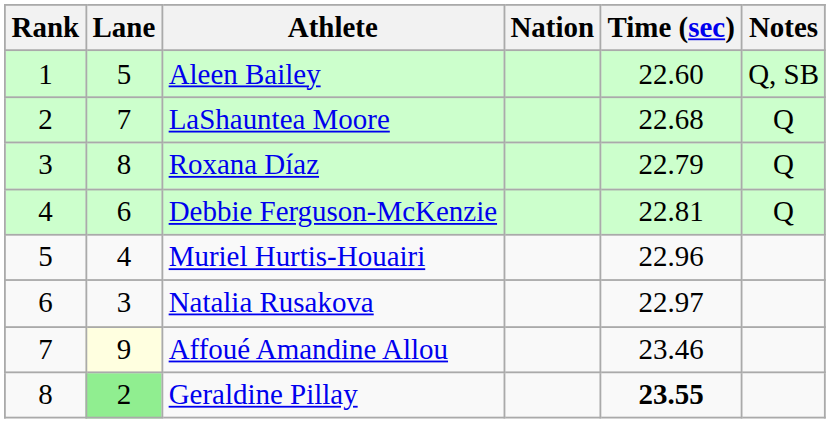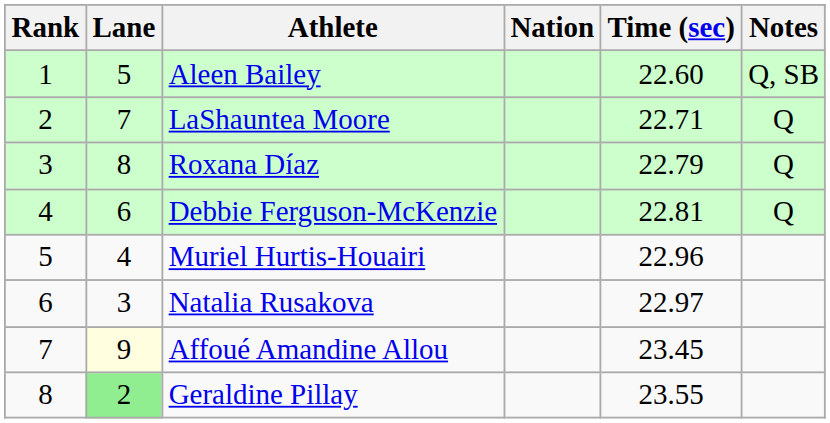(671, 119) 22.68 -> (671, 119) 22.71
(671, 348) 23.46 -> (671, 348) 23.45
(671, 394) bold -> (671, 394) normal
